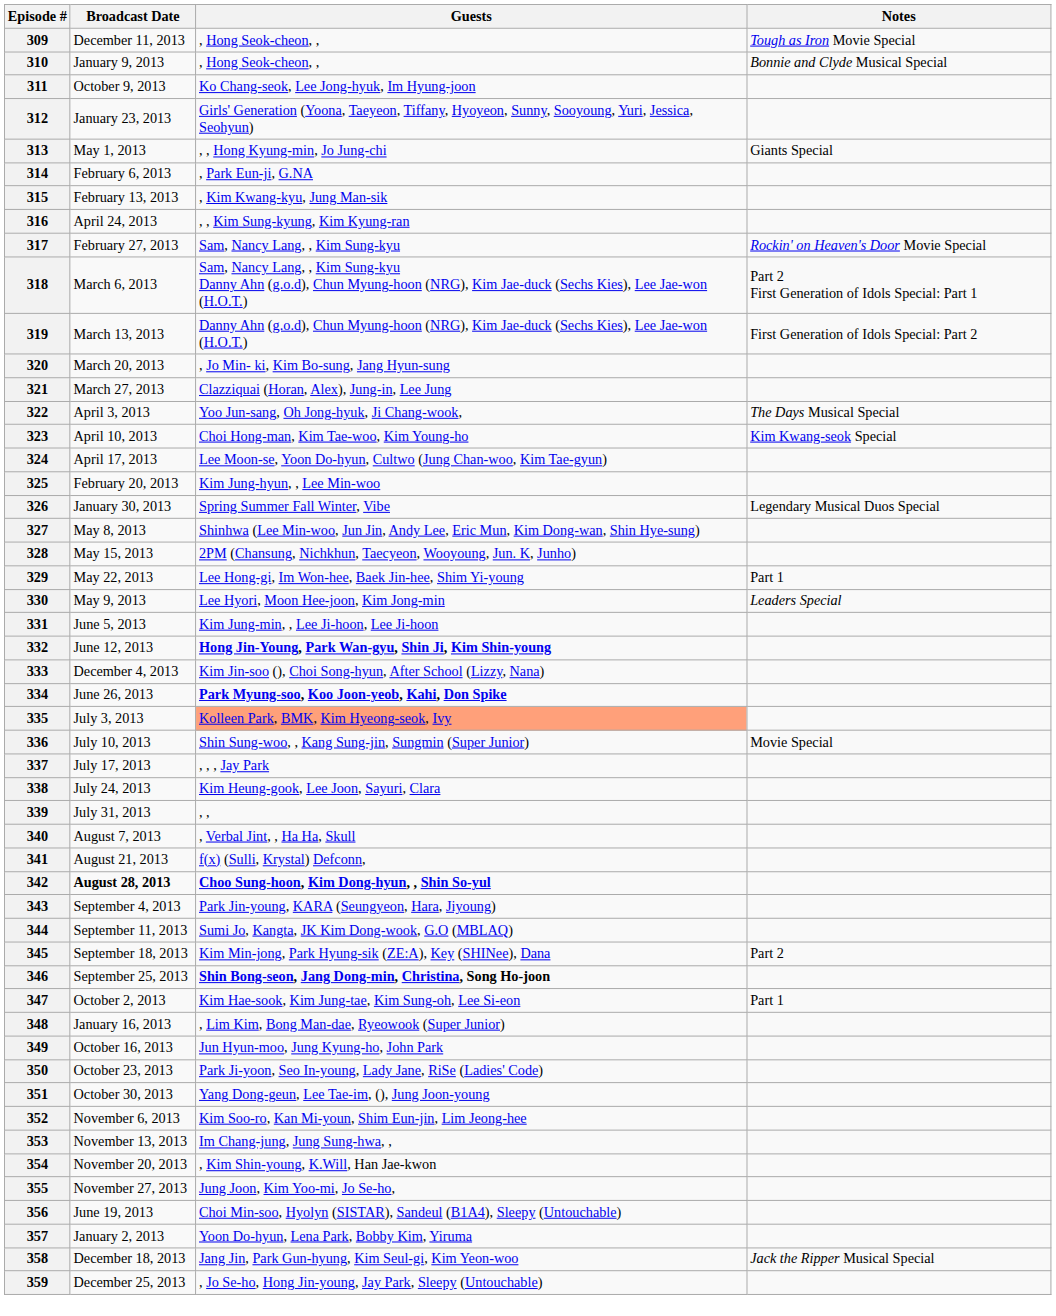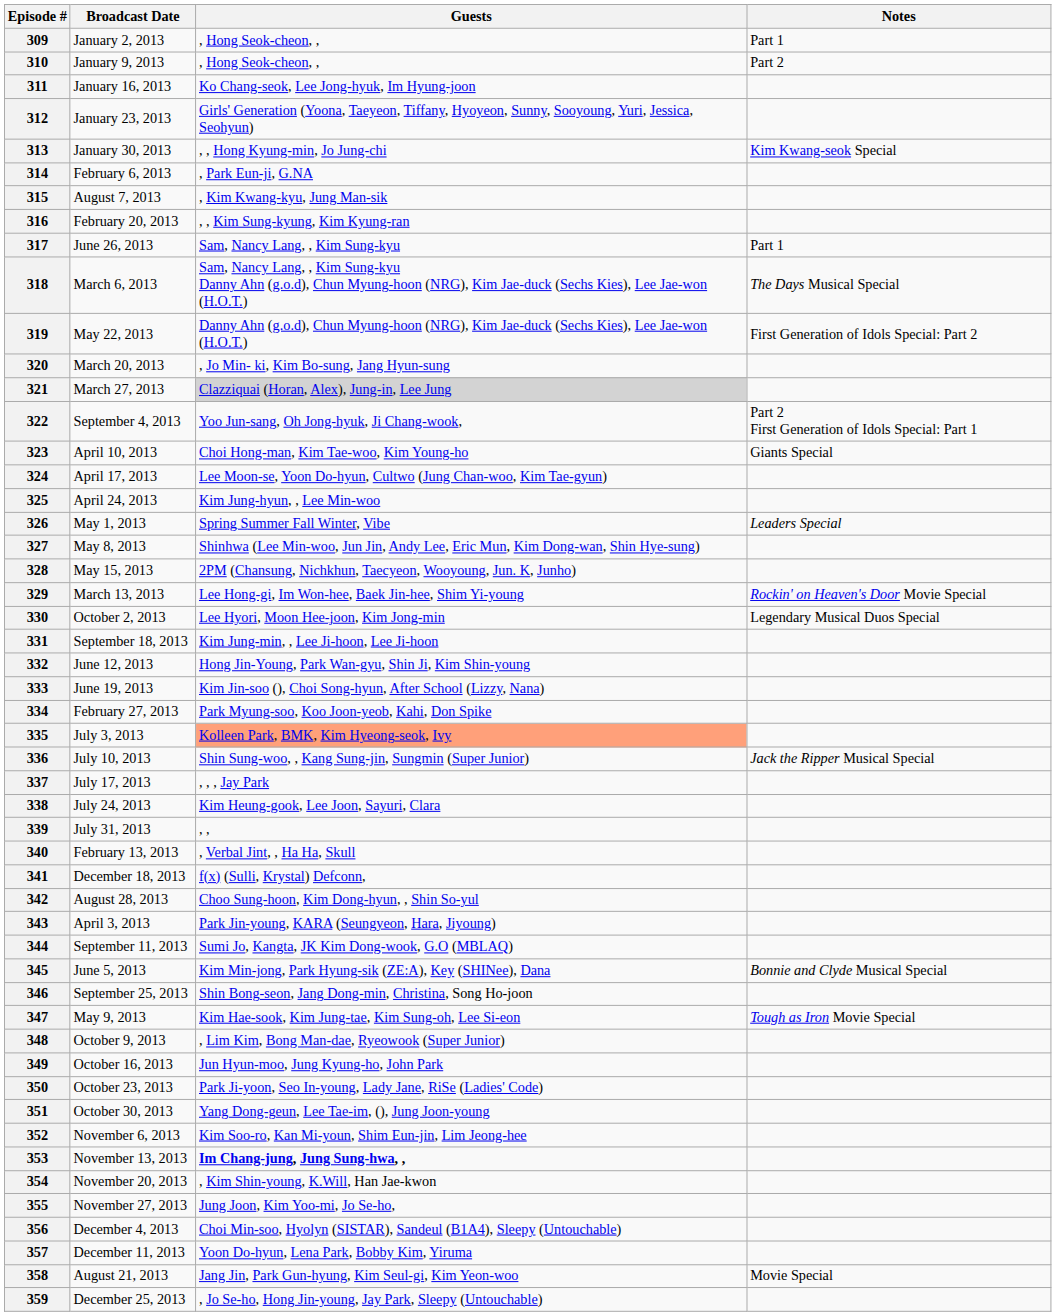(129, 40) December 11, 2013 -> (119, 40) January 2, 2013
(833, 40) Tough as Iron Movie Special -> (767, 40) Part 1
(849, 63) Bonnie and Clyde Musical Special -> (767, 63) Part 2
(120, 87) October 9, 2013 -> (122, 87) January 16, 2013
(110, 151) May 1, 2013 -> (122, 151) January 30, 2013
(792, 151) Giants Special -> (823, 151) Kim Kwang-seok Special
(126, 198) February 13, 2013 -> (117, 198) August 7, 2013
(115, 221) April 24, 2013 -> (126, 221) February 20, 2013
(126, 245) February 27, 2013 -> (113, 245) June 26, 2013
(868, 245) Rockin' on Heaven's Door Movie Special -> (767, 245) Part 1
(864, 285) Part 2 First Generation of Idols Special: Part 1 -> (825, 285) The Days Musical Special
(119, 334) March 13, 2013 -> (113, 334) May 22, 2013
(325, 389) no background -> (325, 389) lightgrey background
(112, 413) April 3, 2013 -> (127, 421) September 4, 2013
(825, 413) The Days Musical Special -> (864, 421) Part 2 First Generation of Idols Special: Part 1
(823, 436) Kim Kwang-seok Special -> (792, 453) Giants Special
(126, 483) February 20, 2013 -> (115, 500) April 24, 2013
(122, 507) January 30, 2013 -> (110, 524) May 1, 2013
(845, 507) Legendary Musical Duos Special -> (796, 524) Leaders Special
(113, 577) May 22, 2013 -> (119, 594) March 13, 2013
(767, 577) Part 1 -> (868, 594) Rockin' on Heaven's Door Movie Special
(110, 601) May 9, 2013 -> (120, 618) October 2, 2013
(796, 601) Leaders Special -> (845, 618) Legendary Musical Duos Special
(110, 624) June 5, 2013 -> (131, 641) September 18, 2013
(375, 648) bold -> (365, 665) normal
(126, 671) December 4, 2013 -> (113, 688) June 19, 2013
(113, 695) June 26, 2013 -> (126, 712) February 27, 2013
(353, 695) bold -> (345, 712) normal
(792, 742) Movie Special -> (842, 759) Jack the Ripper Musical Special
(117, 836) August 7, 2013 -> (126, 853) February 13, 2013
(121, 859) August 21, 2013 -> (129, 876) December 18, 2013
(122, 883) bold -> (121, 900) normal
(345, 883) bold -> (339, 900) normal
(127, 906) September 4, 2013 -> (112, 923) April 3, 2013
(131, 953) September 18, 2013 -> (110, 970) June 5, 2013
(767, 953) Part 2 -> (849, 970) Bonnie and Clyde Musical Special
(375, 977) bold -> (366, 994) normal
(120, 1000) October 2, 2013 -> (110, 1017) May 9, 2013
(767, 1000) Part 1 -> (833, 1017) Tough as Iron Movie Special
(122, 1024) January 16, 2013 -> (120, 1041) October 9, 2013
(295, 1142) normal -> (302, 1158) bold
(113, 1212) June 19, 2013 -> (126, 1229) December 4, 2013
(119, 1236) January 2, 2013 -> (129, 1252) December 11, 2013
(129, 1259) December 18, 2013 -> (121, 1276) August 21, 2013
(842, 1259) Jack the Ripper Musical Special -> (792, 1276) Movie Special
